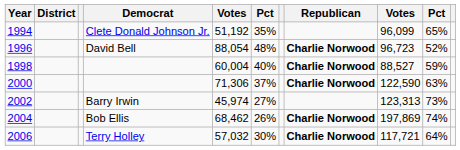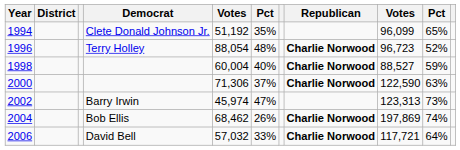(111, 48) David Bell -> (115, 48) Terry Holley
(265, 101) 27% -> (265, 101) 47%
(115, 136) Terry Holley -> (111, 136) David Bell
(265, 136) 30% -> (265, 136) 33%
